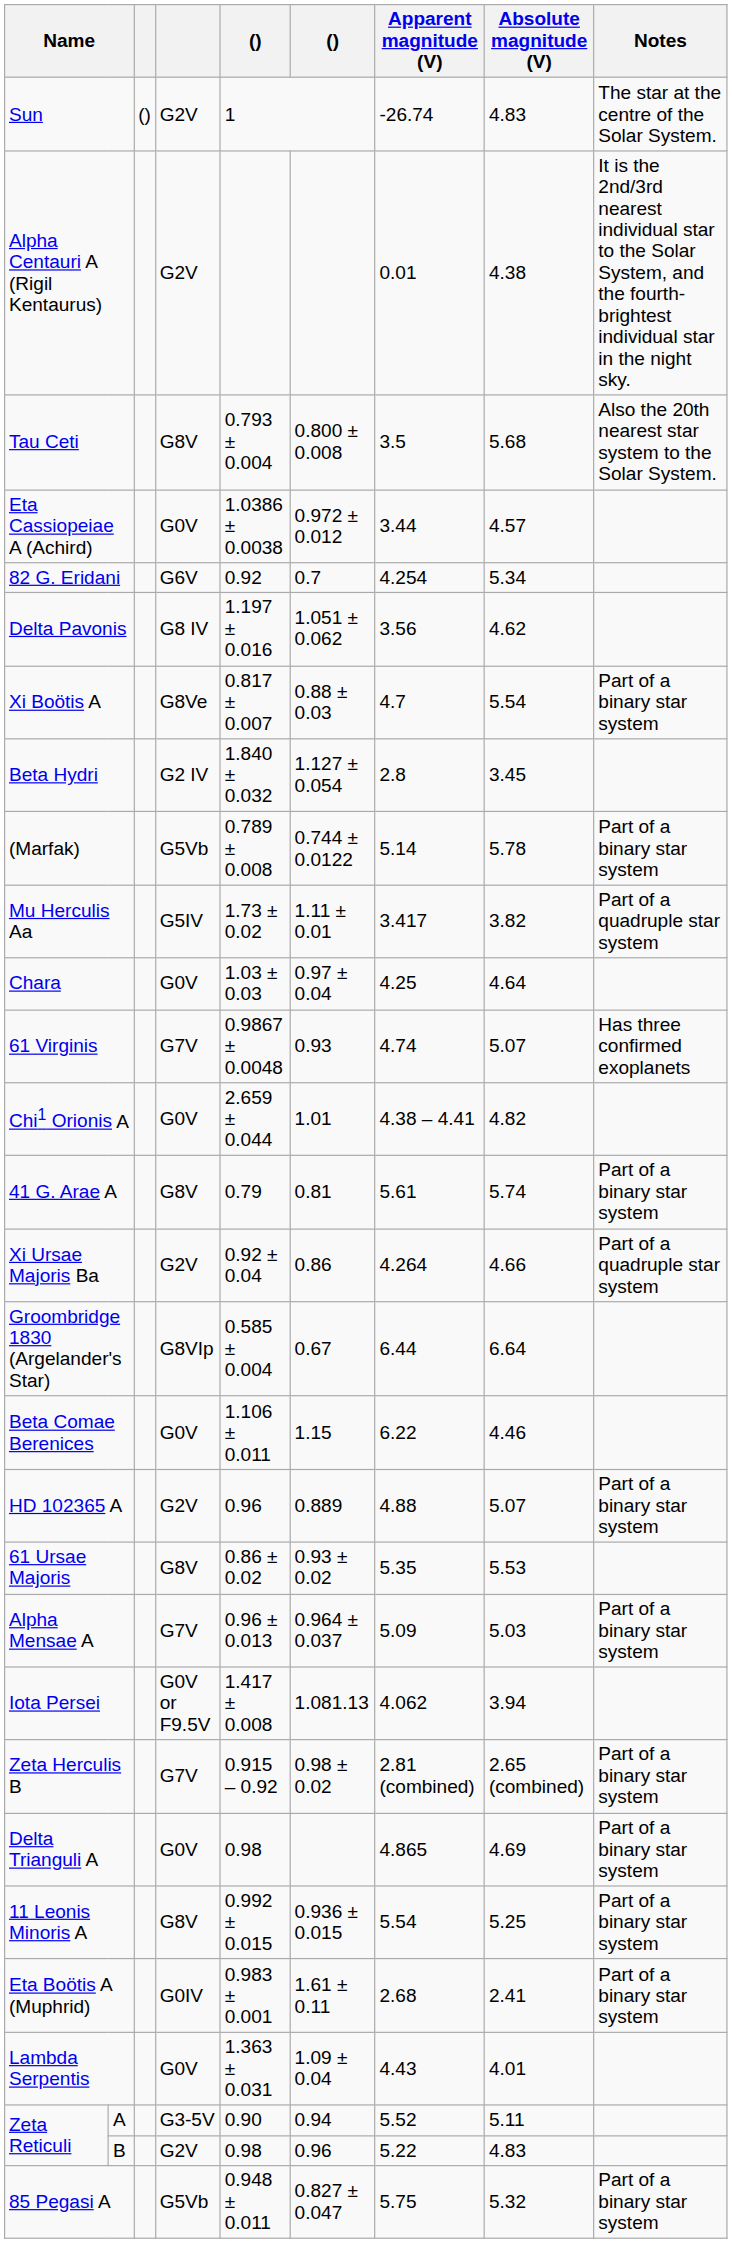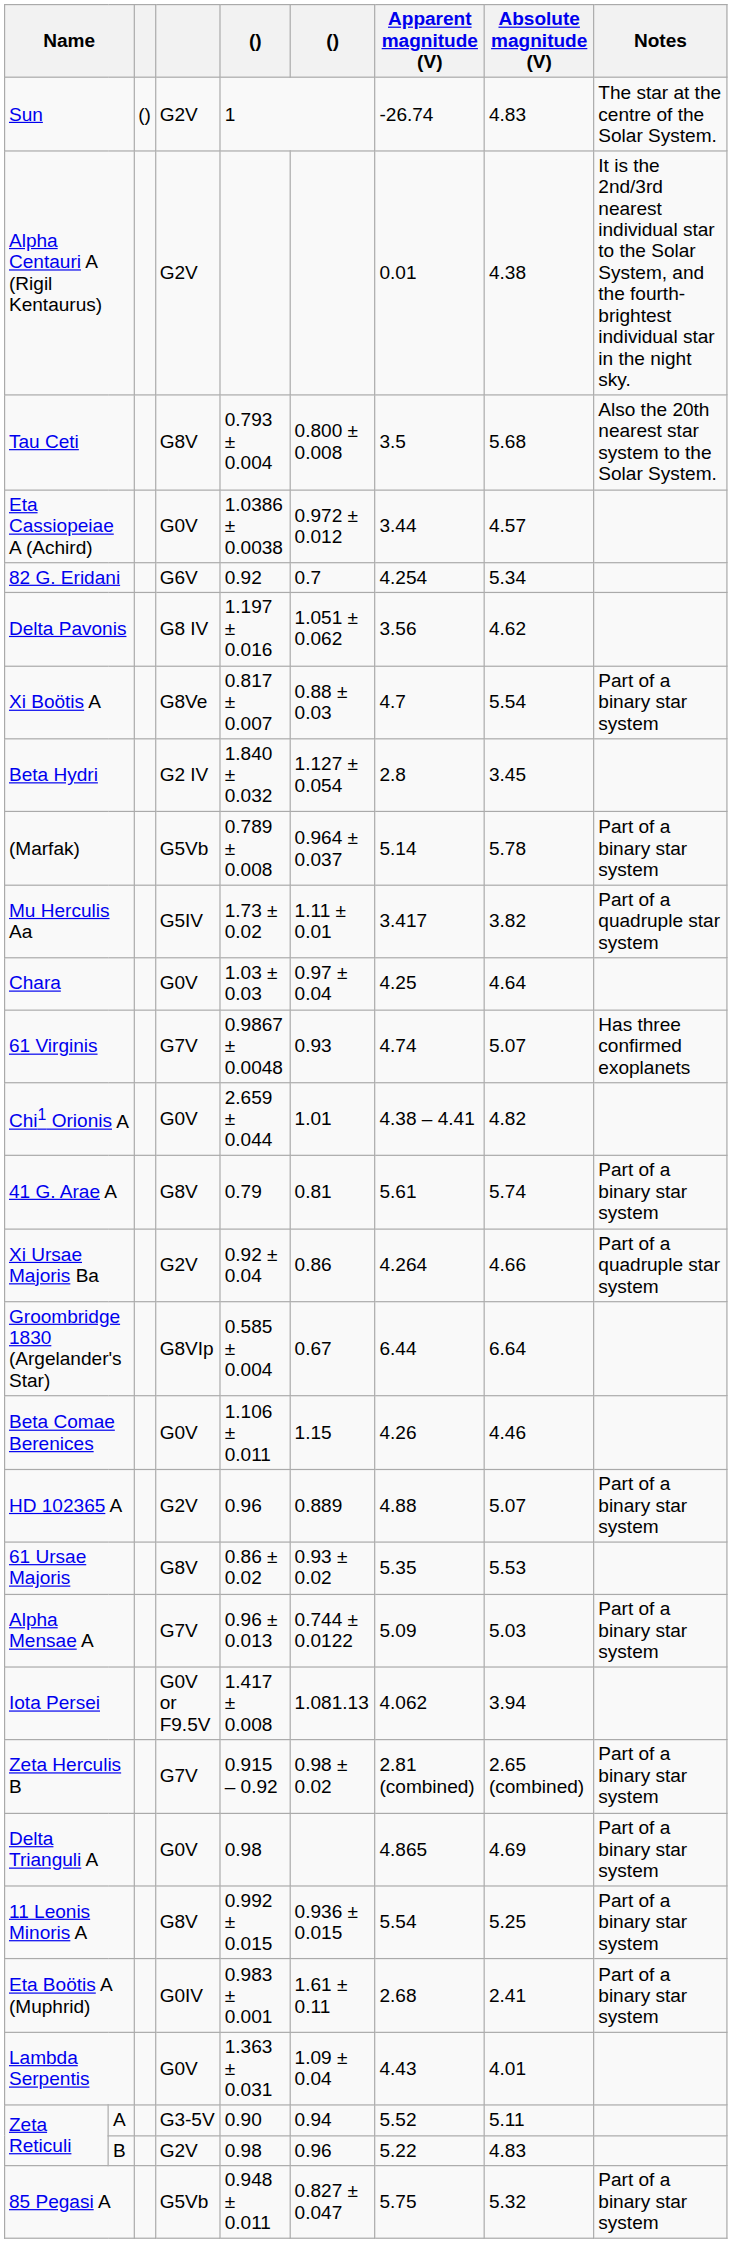(326, 848) 0.744 ± 0.0122 -> (326, 848) 0.964 ± 0.037
(398, 1432) 6.22 -> (398, 1432) 4.26
(326, 1630) 0.964 ± 0.037 -> (326, 1630) 0.744 ± 0.0122
